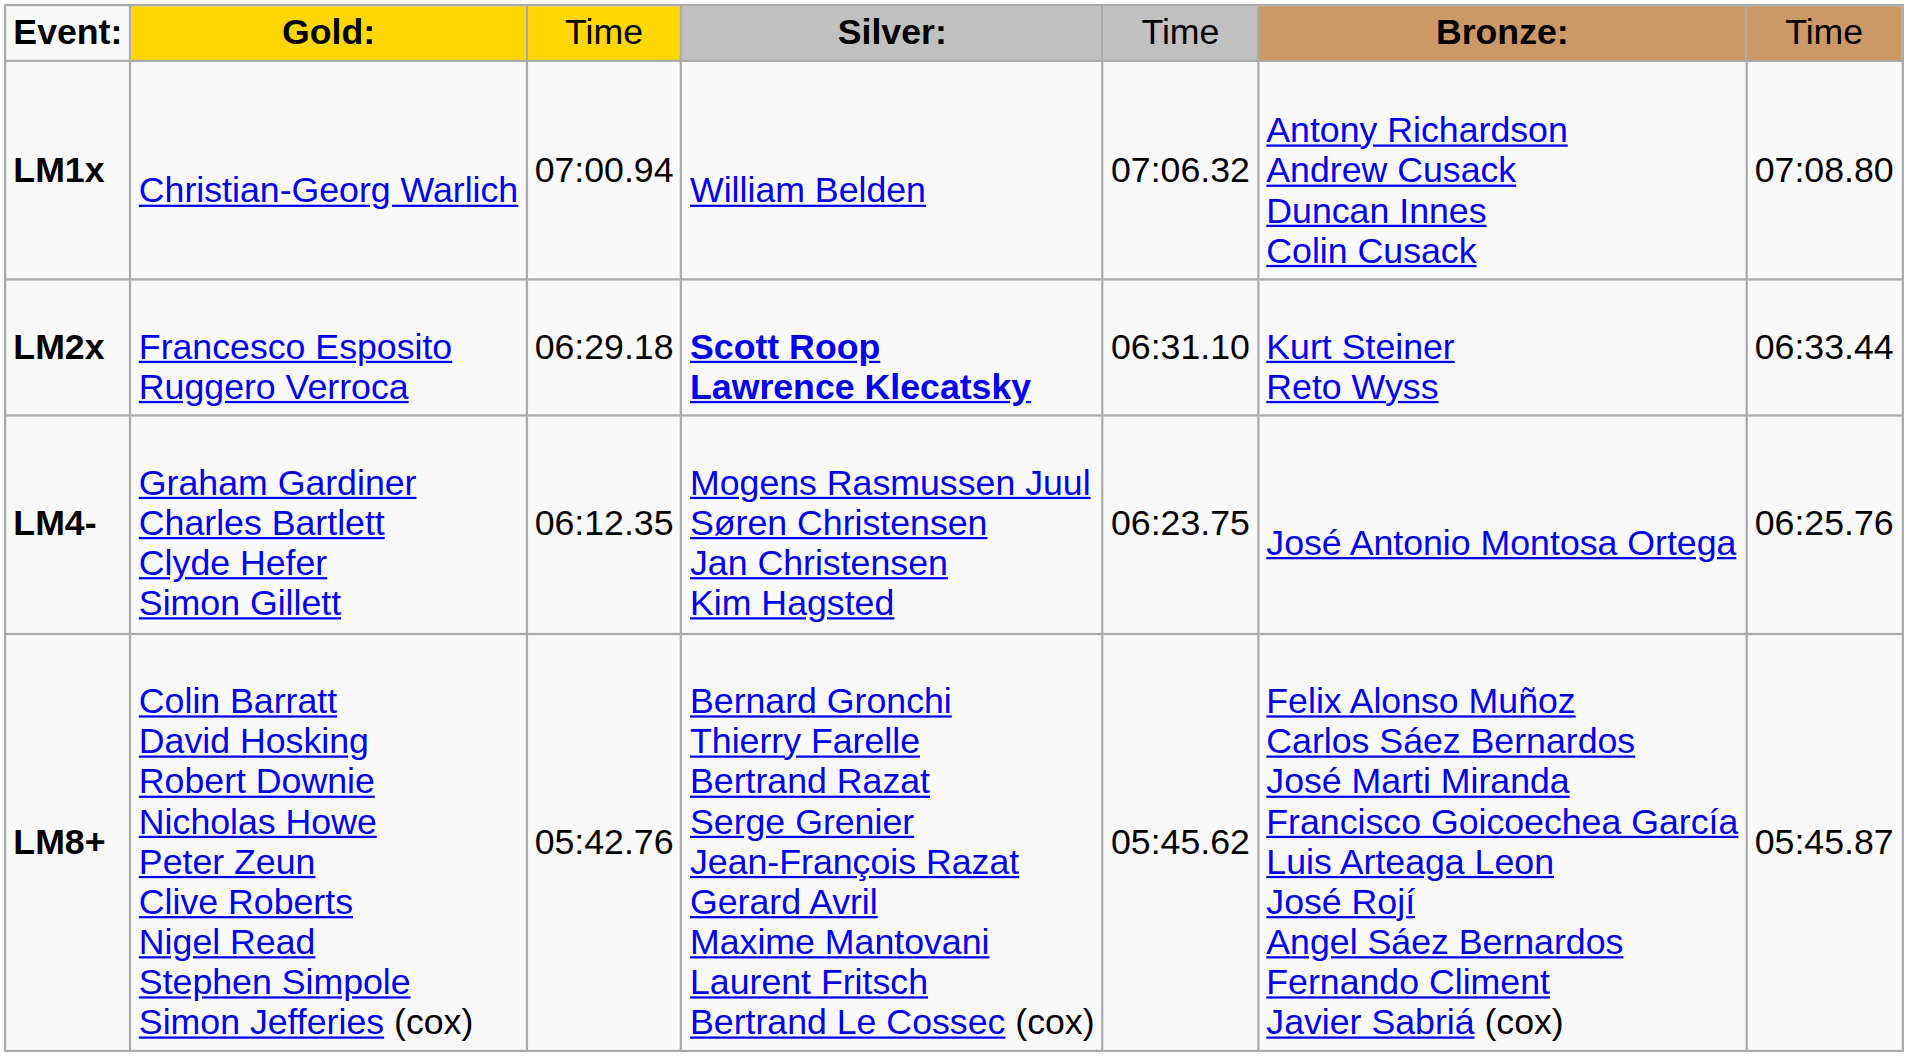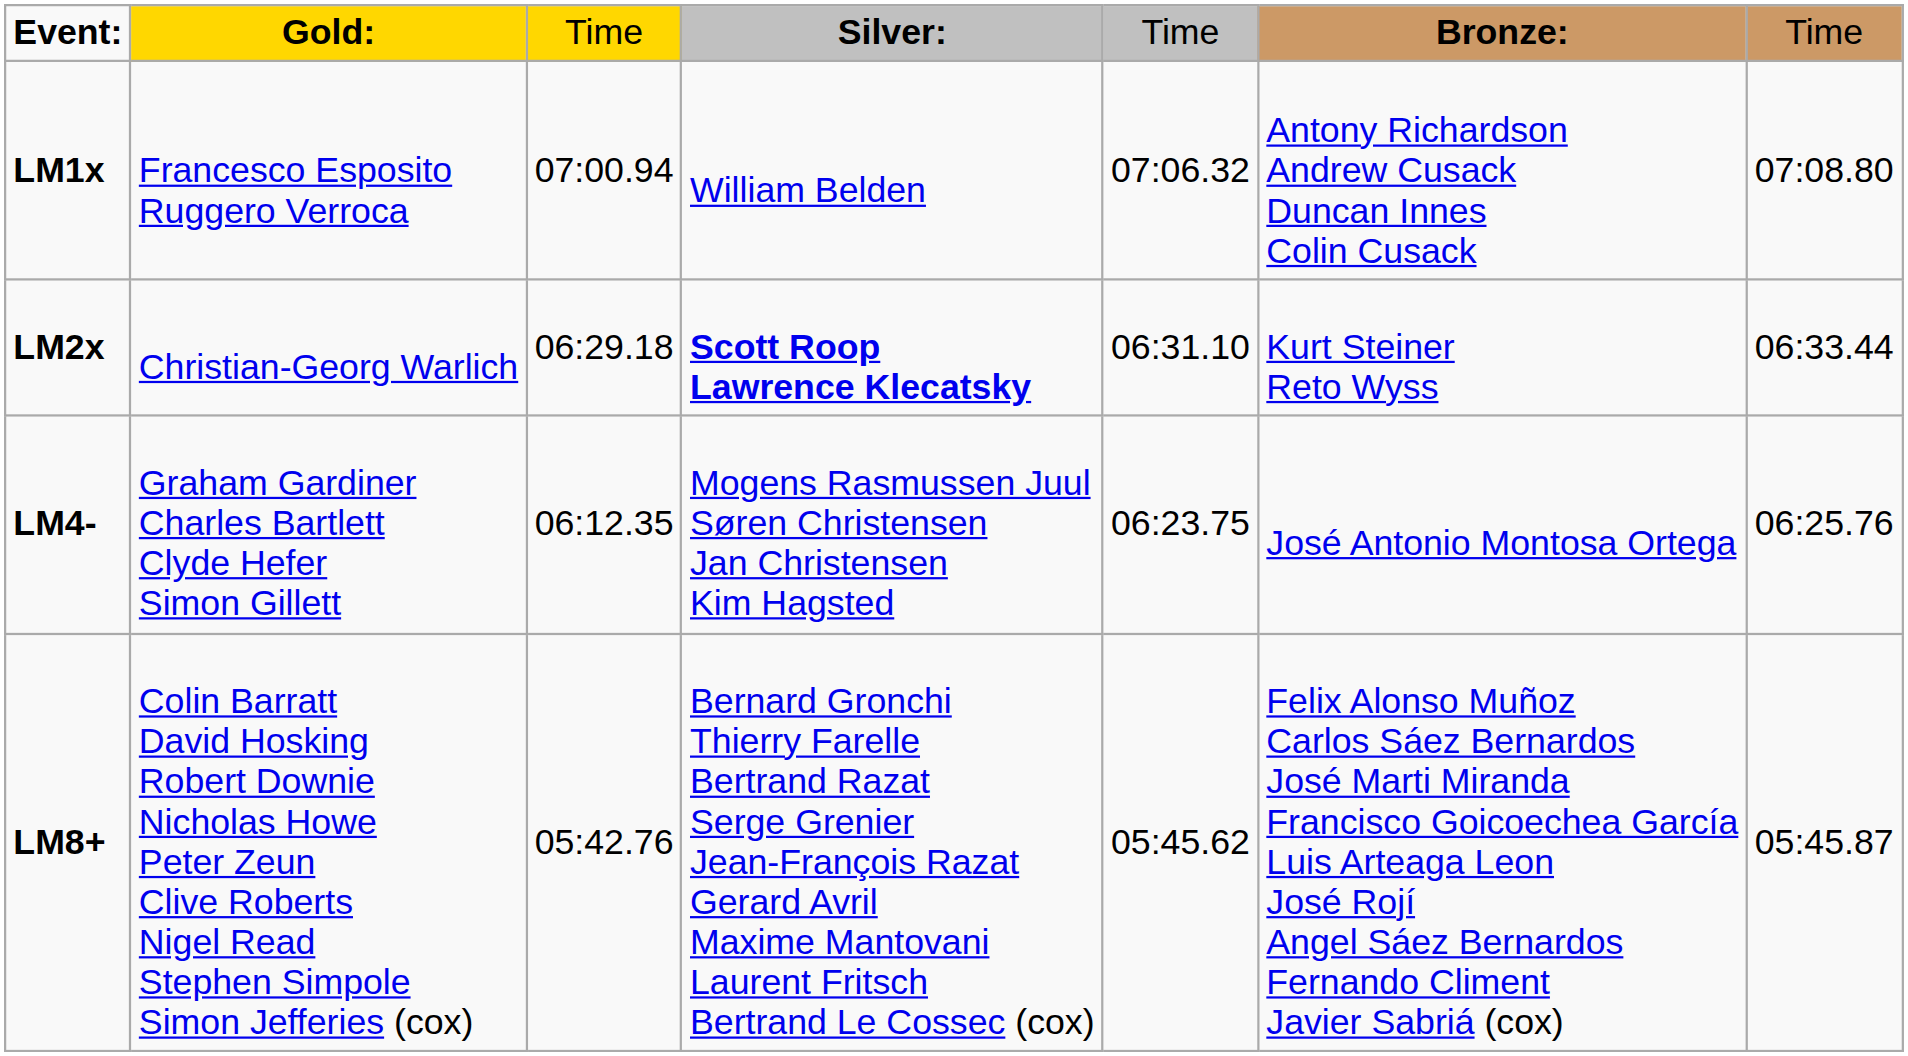(329, 189) Christian-Georg Warlich -> (296, 189) Francesco Esposito Ruggero Verroca
(296, 366) Francesco Esposito Ruggero Verroca -> (329, 366) Christian-Georg Warlich
